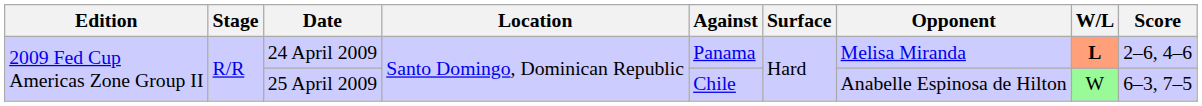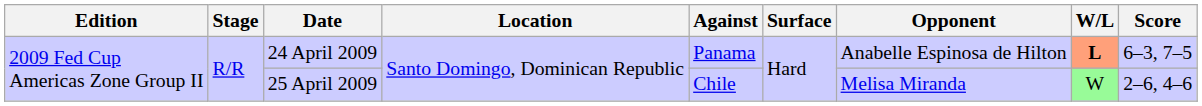(903, 51) Melisa Miranda -> (954, 51) Anabelle Espinosa de Hilton
(1158, 51) 2–6, 4–6 -> (1158, 51) 6–3, 7–5
(954, 83) Anabelle Espinosa de Hilton -> (903, 83) Melisa Miranda
(1158, 83) 6–3, 7–5 -> (1158, 83) 2–6, 4–6
